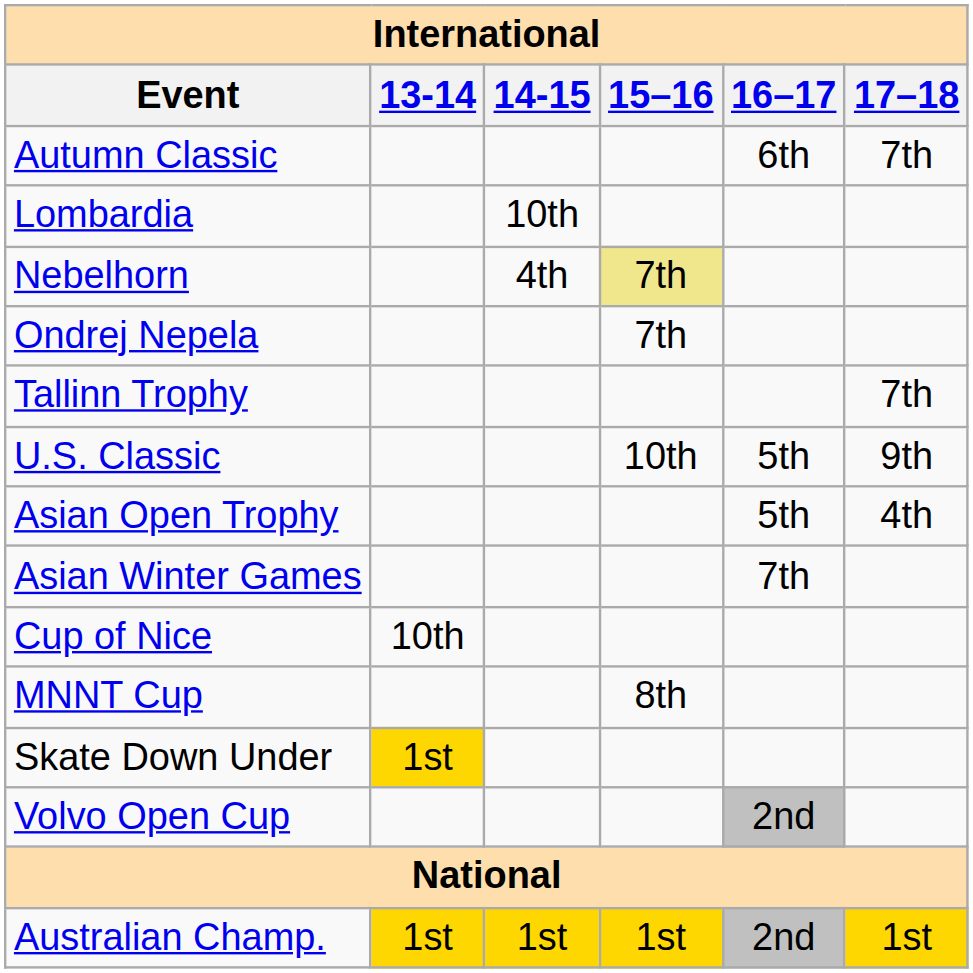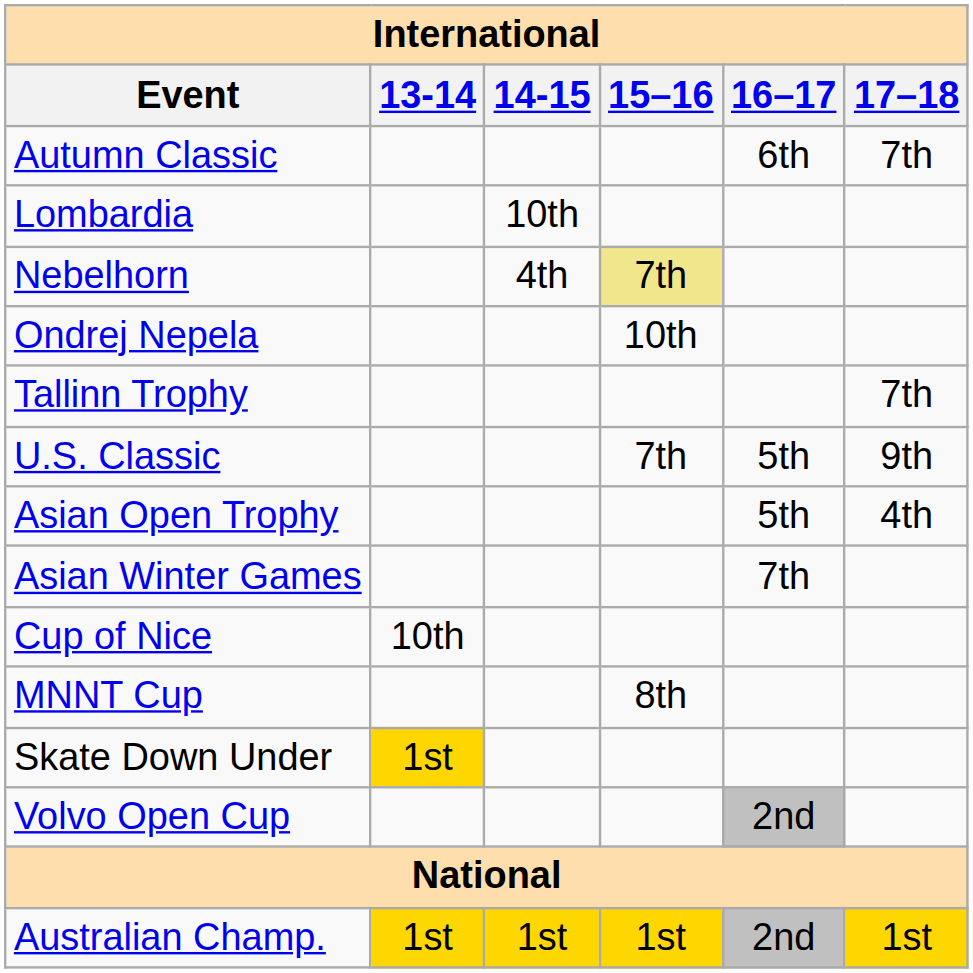(661, 335) 7th -> (661, 335) 10th
(661, 455) 10th -> (661, 455) 7th
